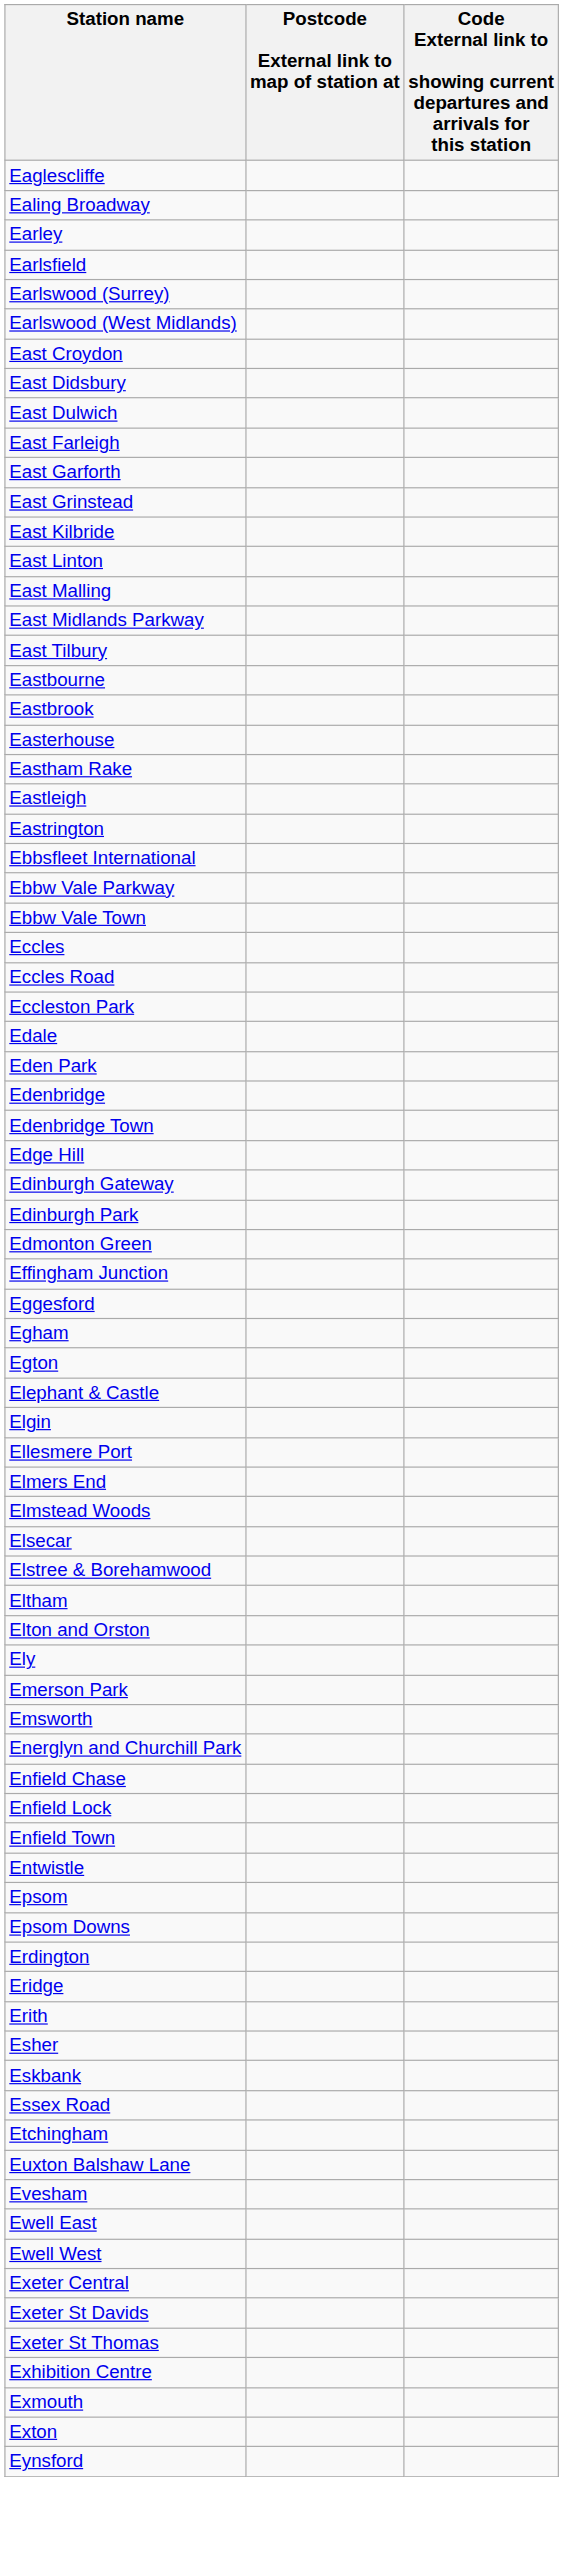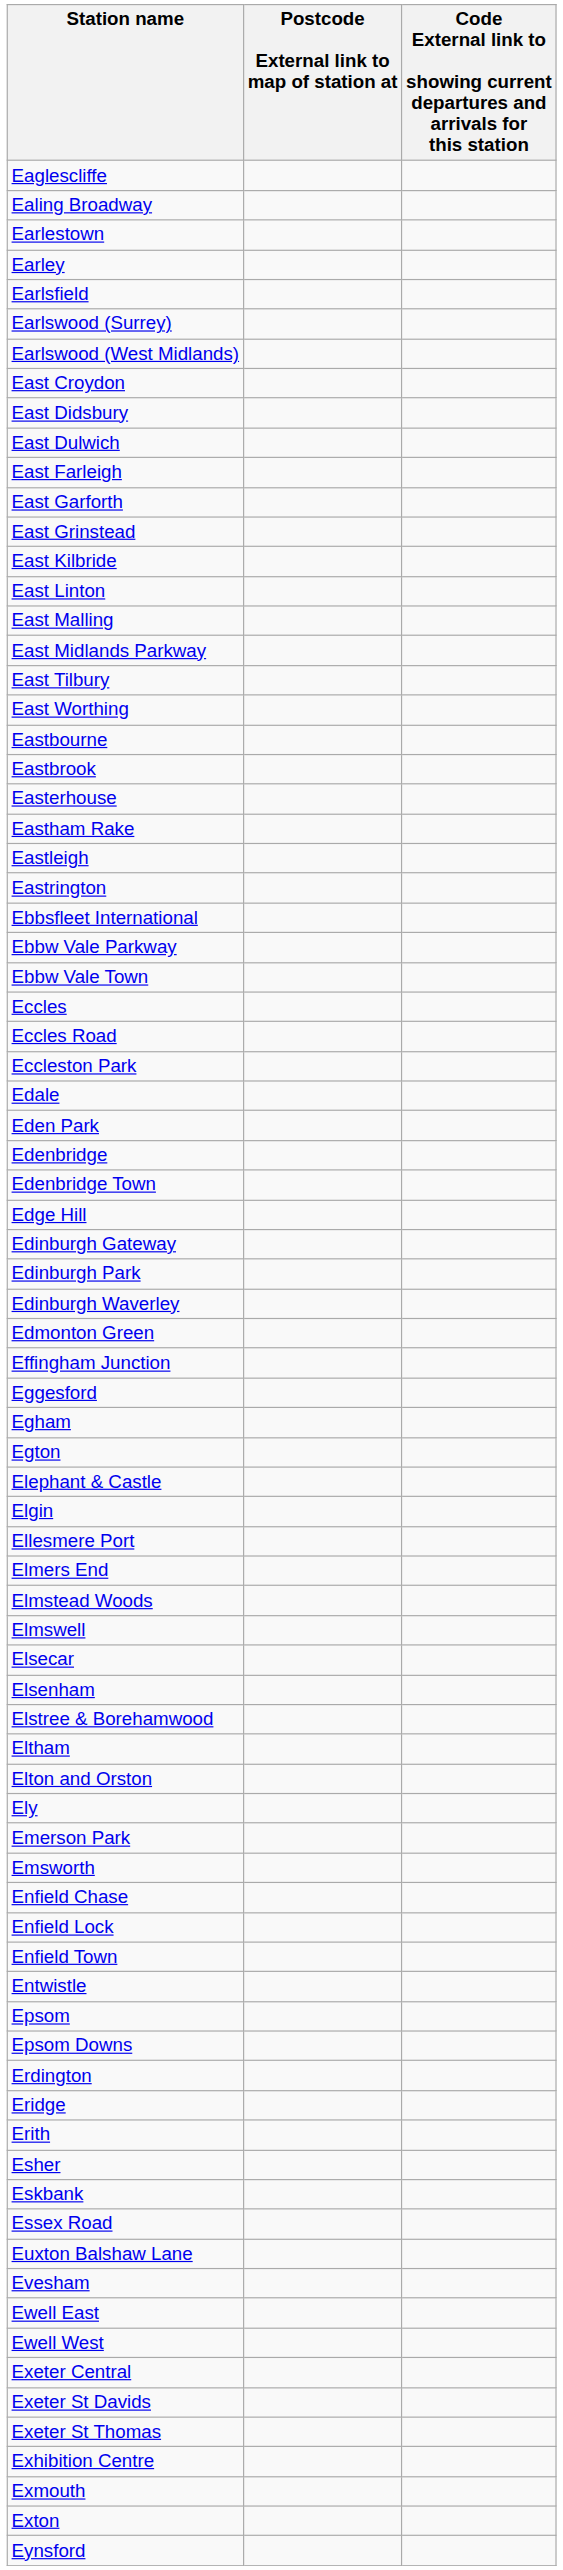+ row: (58, 234)
+ row: (70, 709)
+ row: (96, 1303)
+ row: (48, 1630)
+ row: (53, 1689)
- row: (125, 1748)
- row: (59, 2134)
